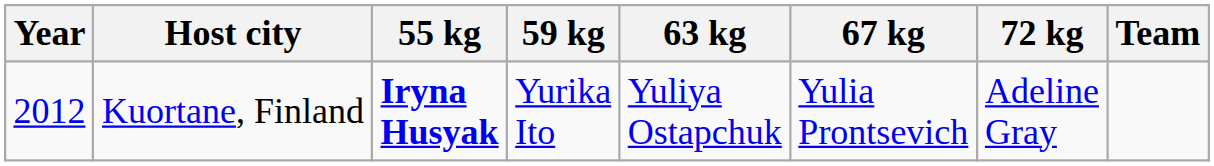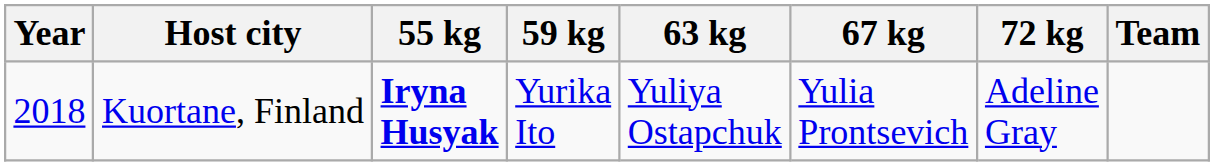(49, 110) 2012 -> (49, 110) 2018
